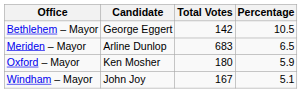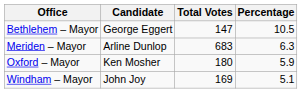(224, 29) 142 -> (224, 29) 147
(287, 46) 6.5 -> (287, 46) 6.3
(224, 79) 167 -> (224, 79) 169
